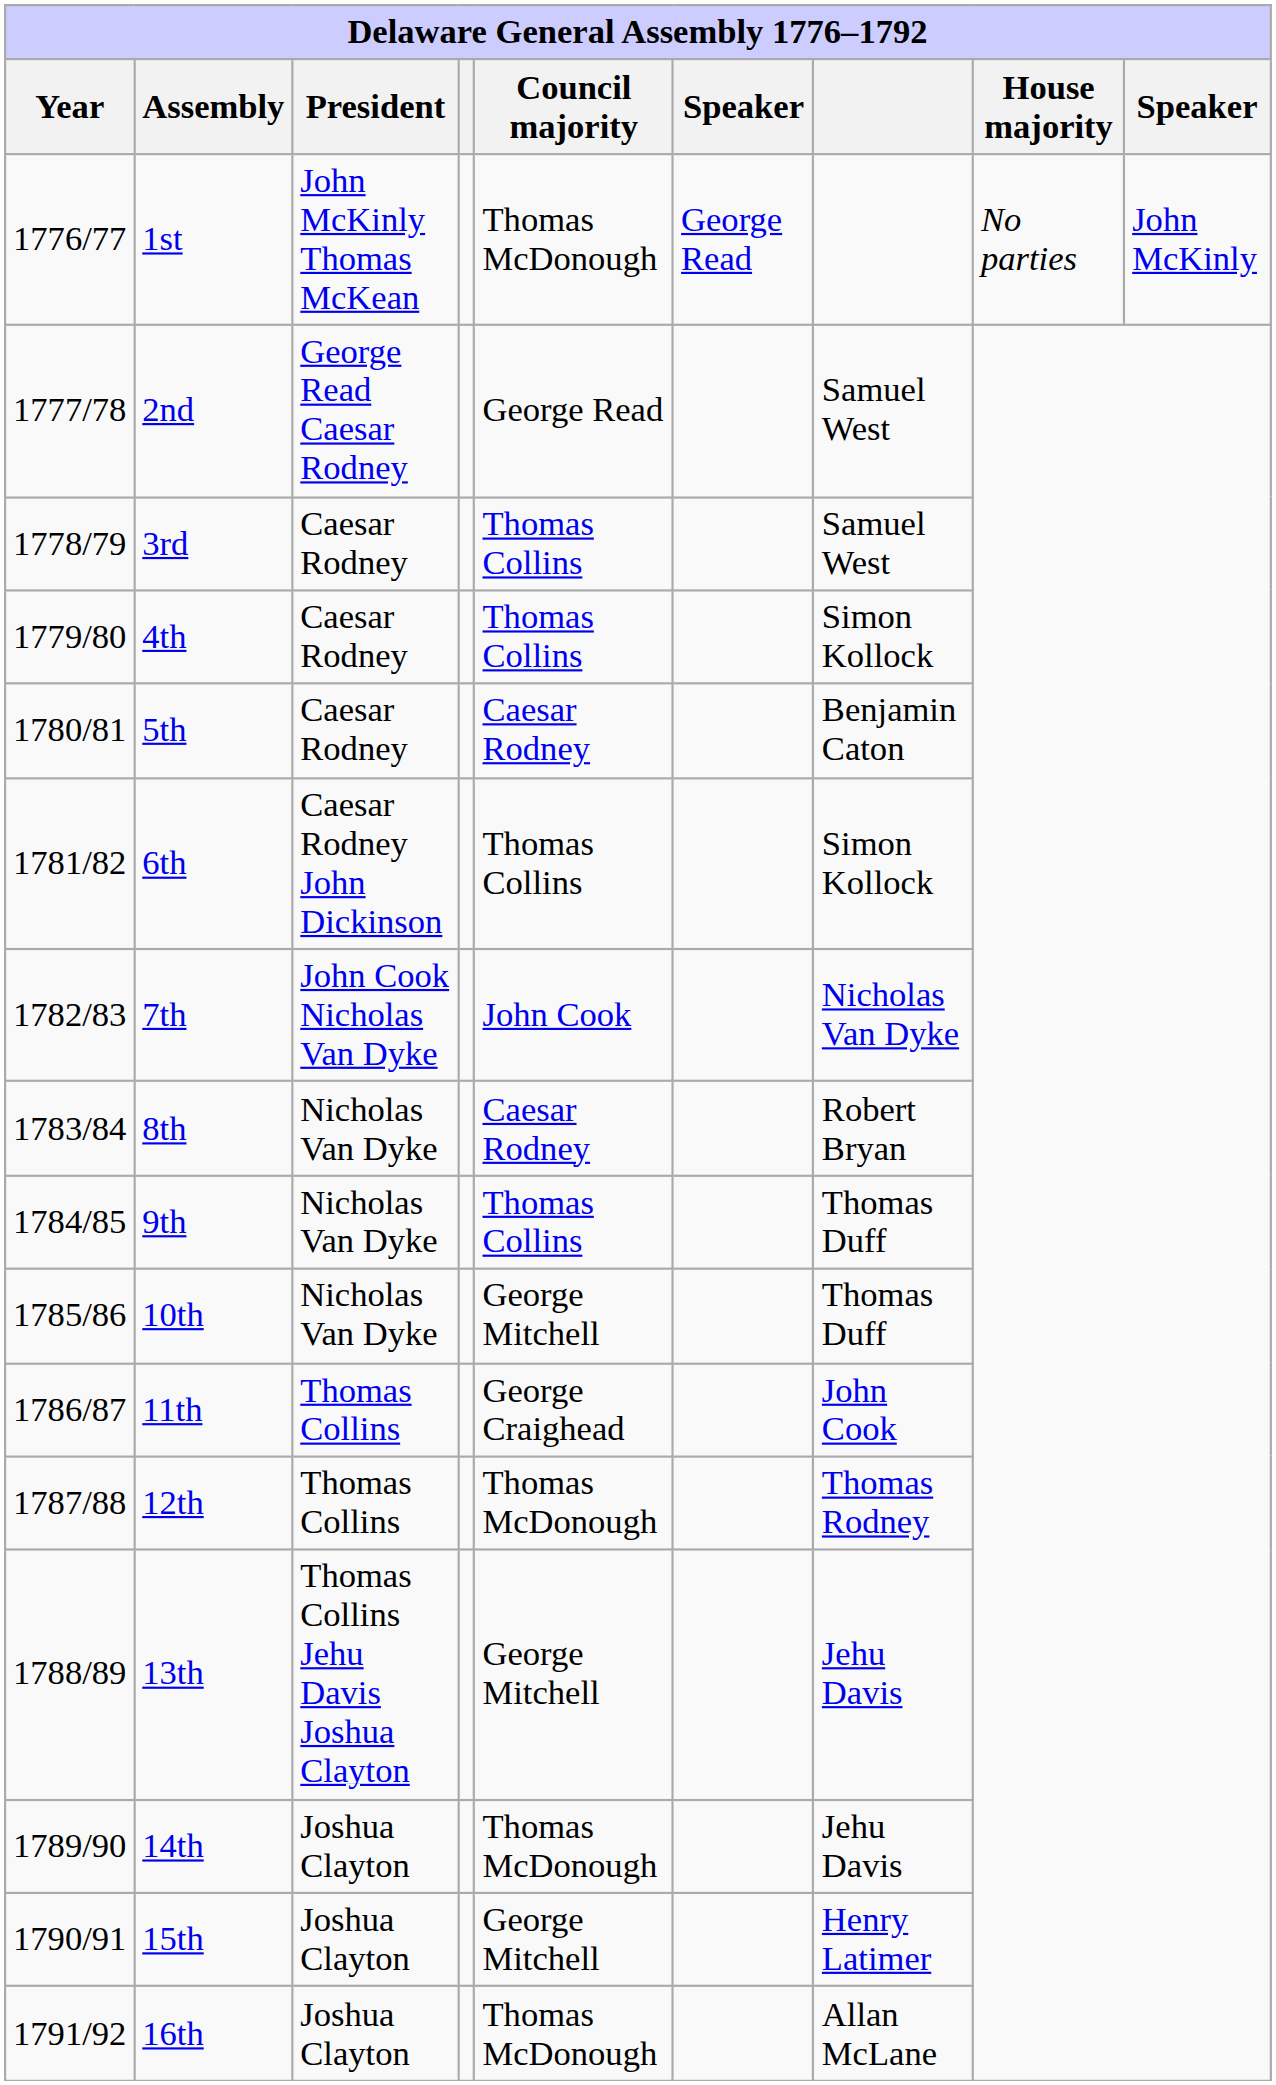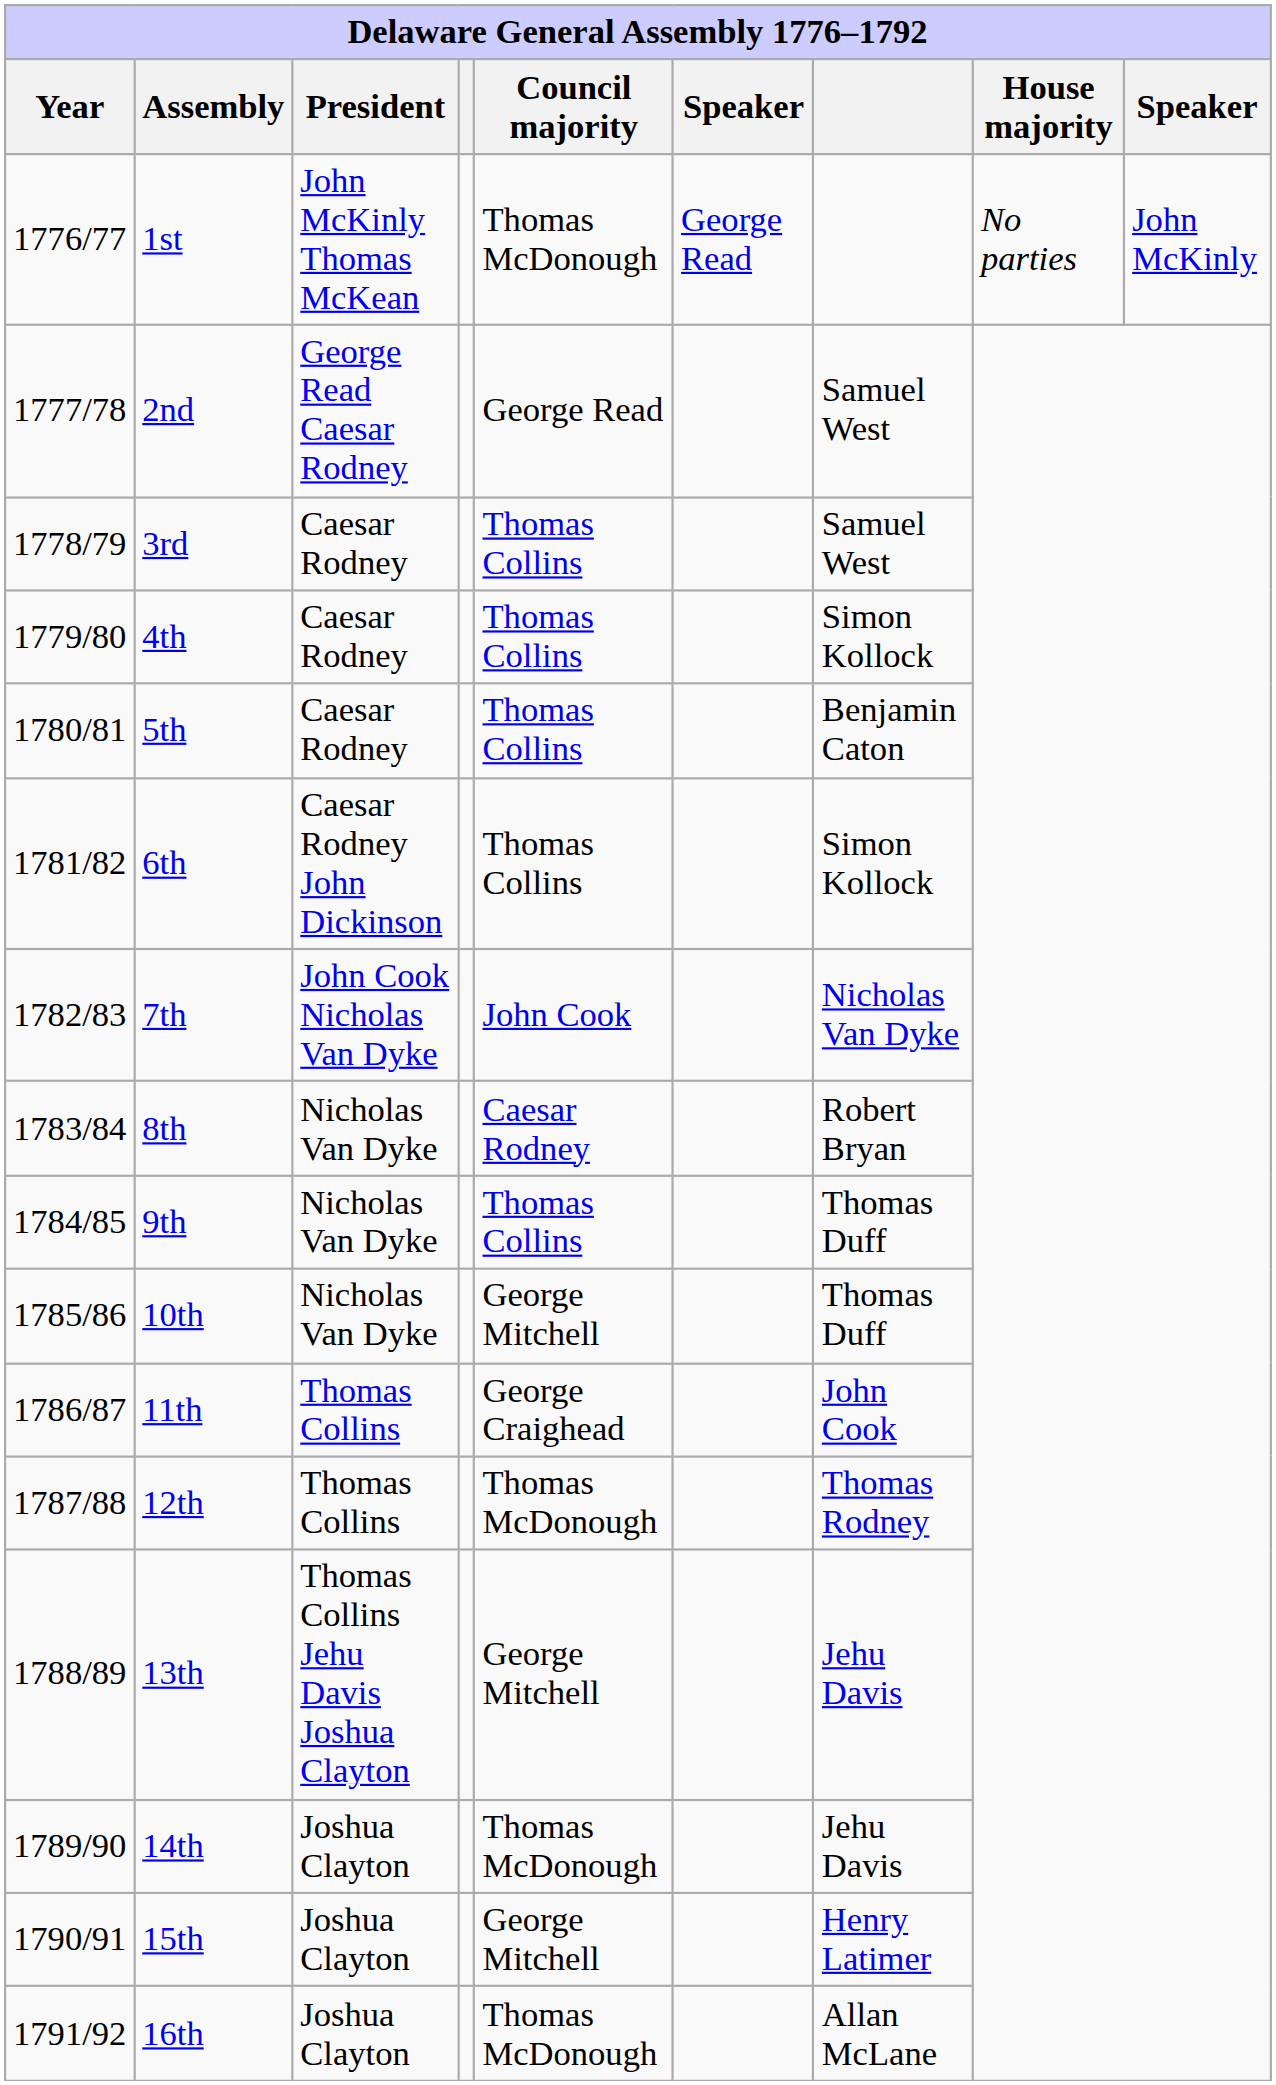(536, 730) Caesar Rodney -> (538, 730) Thomas Collins
